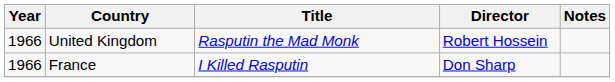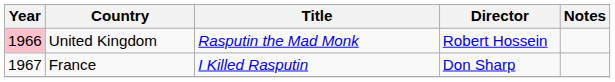(25, 40) no background -> (25, 40) pink background
(25, 64) 1966 -> (25, 64) 1967
